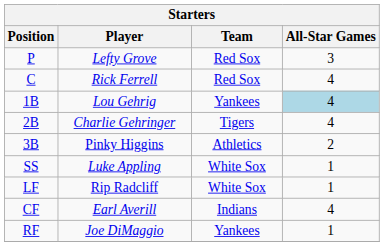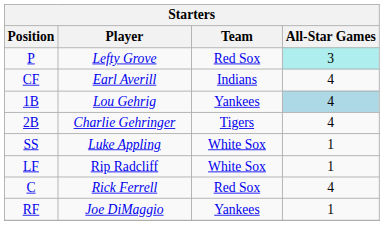(331, 58) no background -> (331, 58) paleturquoise background
rows swapped: (124, 79) <-> (124, 209)
- row: (124, 144)
